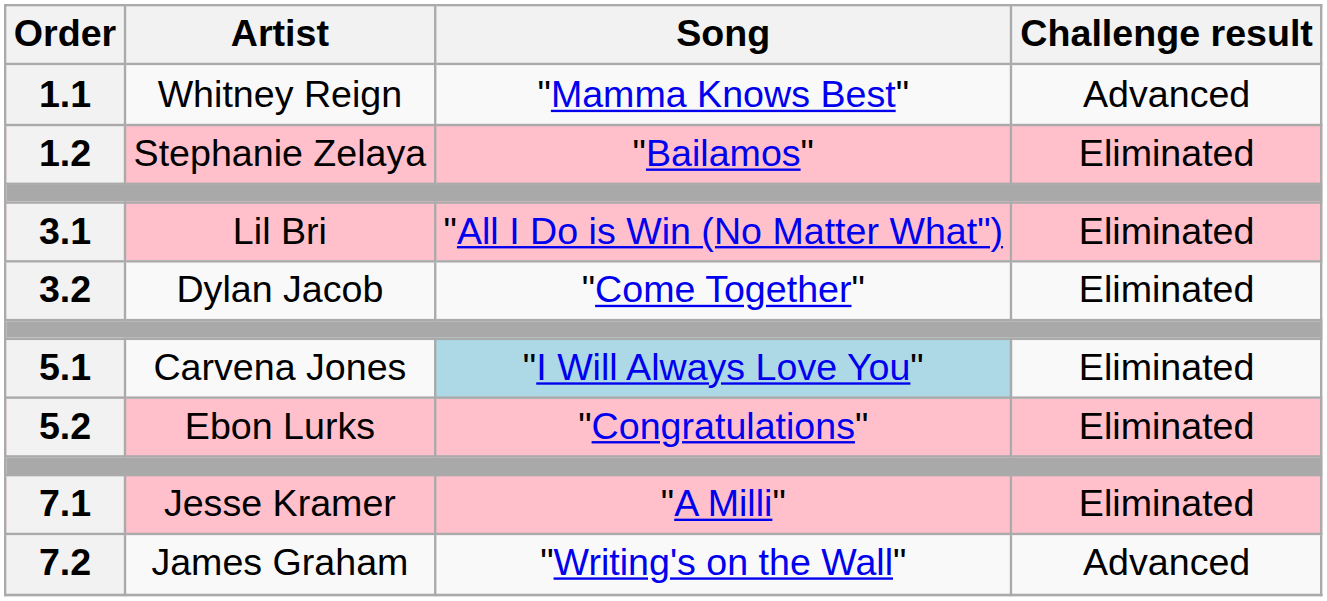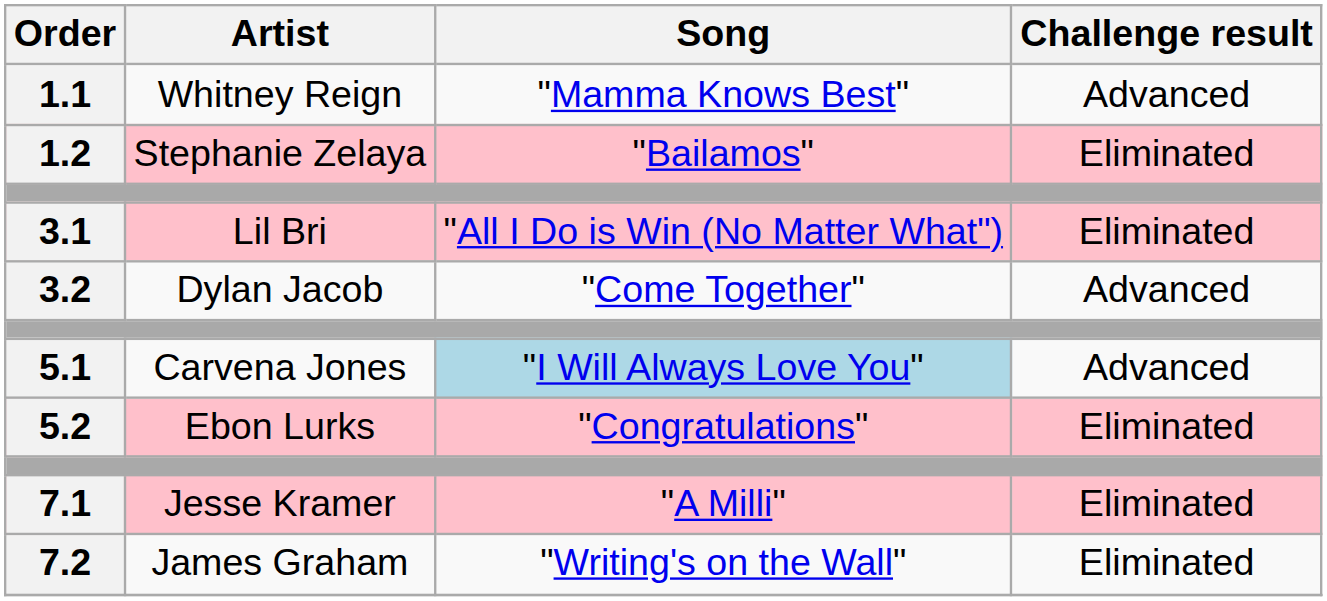(1167, 290) Eliminated -> (1167, 290) Advanced
(1167, 367) Eliminated -> (1167, 367) Advanced
(1167, 563) Advanced -> (1167, 563) Eliminated
